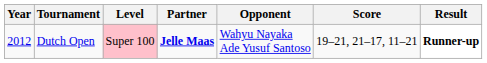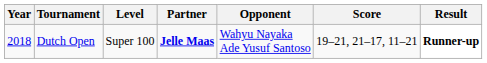(19, 41) 2012 -> (19, 41) 2018
(130, 41) pink background -> (130, 41) no background
